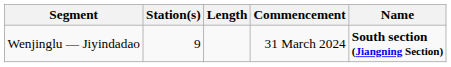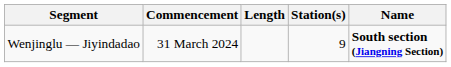columns swapped: (300, 15) <-> (173, 15)
